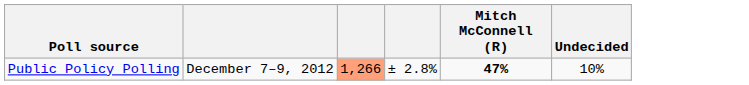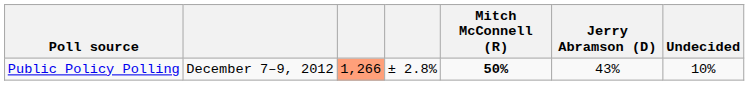+ column: (607, 39)
(496, 69) 47% -> (496, 69) 50%
